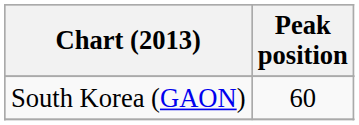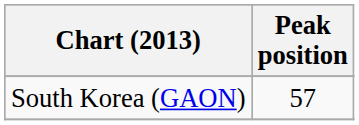(303, 97) 60 -> (303, 97) 57
